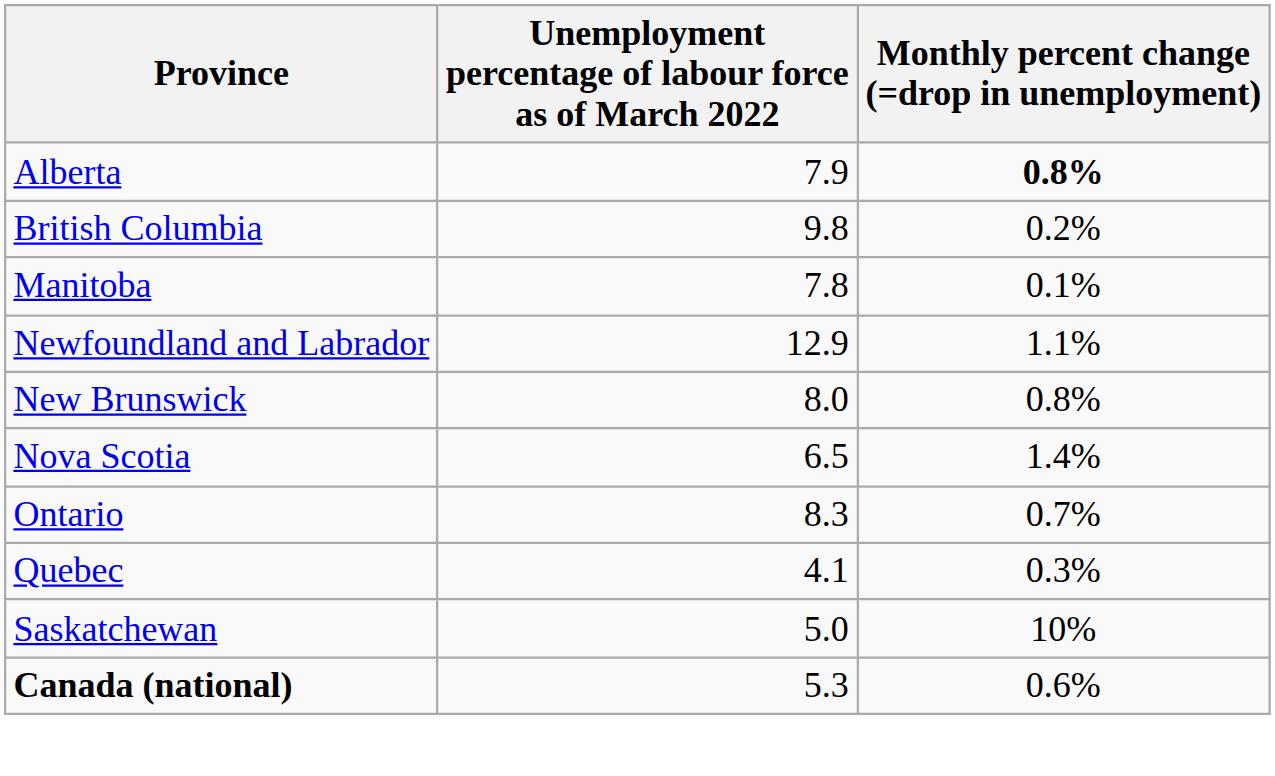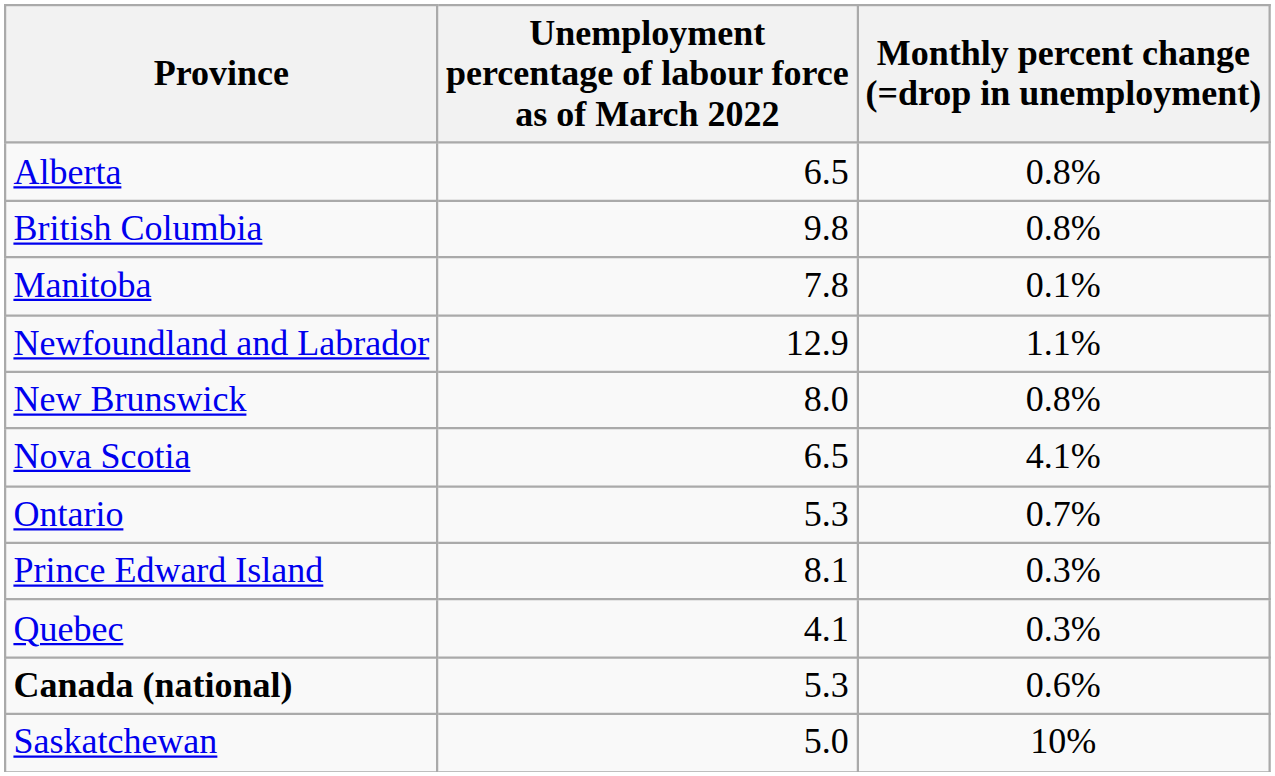(826, 171) 7.9 -> (826, 171) 6.5
(1063, 171) bold -> (1063, 171) normal
(1063, 228) 0.2% -> (1063, 228) 0.8%
(1063, 456) 1.4% -> (1063, 456) 4.1%
(826, 513) 8.3 -> (826, 513) 5.3
+ row: (168, 570)
rows swapped: (115, 627) <-> (153, 684)
